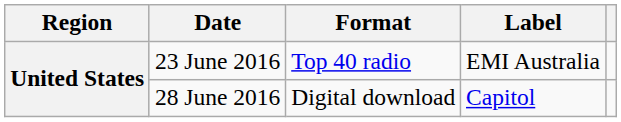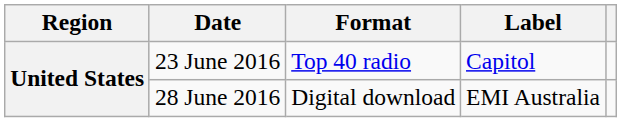(533, 60) EMI Australia -> (501, 60) Capitol
(501, 97) Capitol -> (533, 97) EMI Australia
